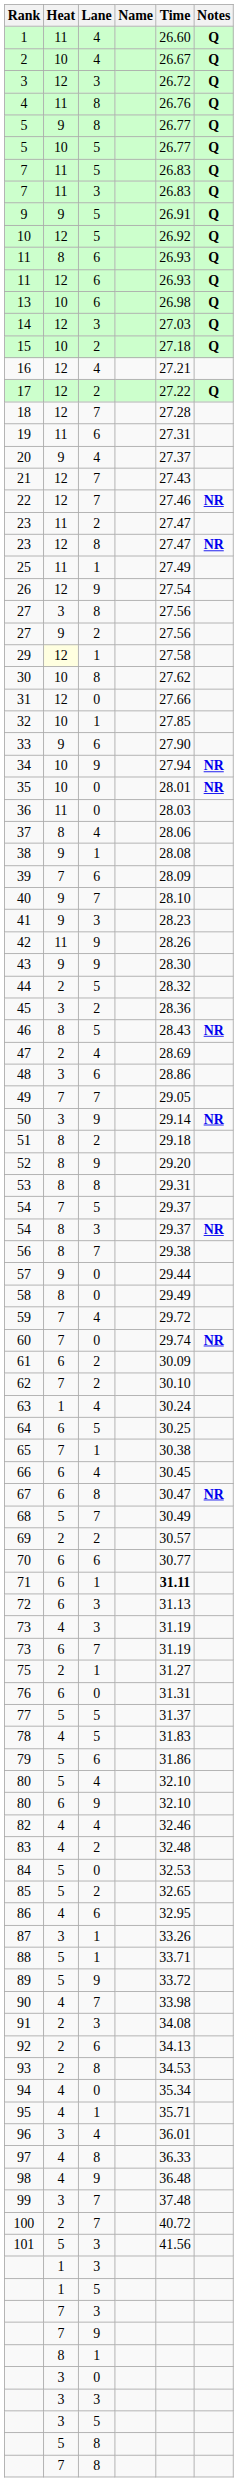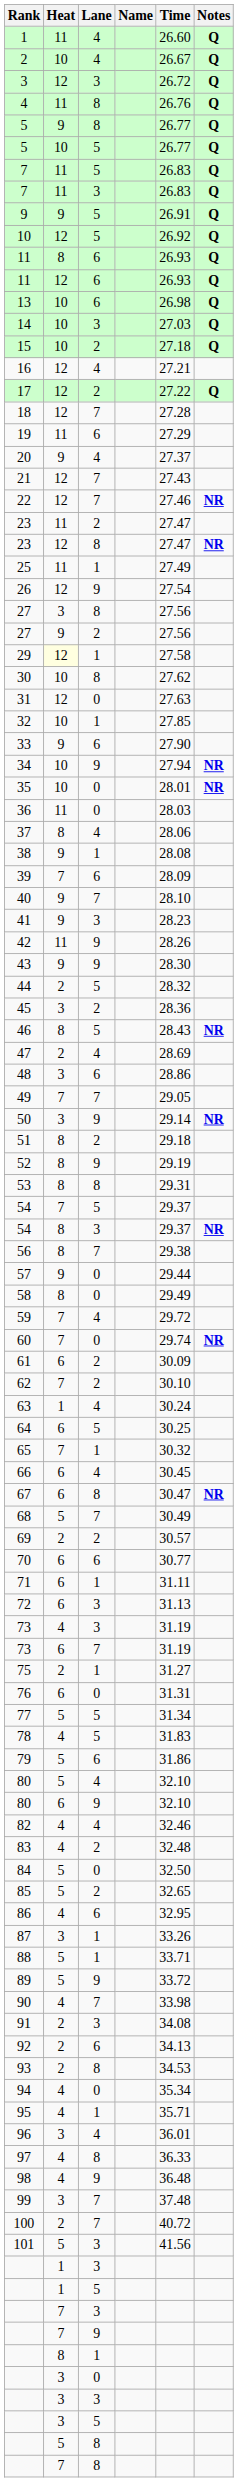(61, 324) 12 -> (61, 324) 10
(175, 434) 27.31 -> (175, 434) 27.29
(175, 699) 27.66 -> (175, 699) 27.63
(175, 1163) 29.20 -> (175, 1163) 29.19
(175, 1450) 30.38 -> (175, 1450) 30.32
(175, 1582) bold -> (175, 1582) normal
(175, 1715) 31.37 -> (175, 1715) 31.34
(175, 1869) 32.53 -> (175, 1869) 32.50
